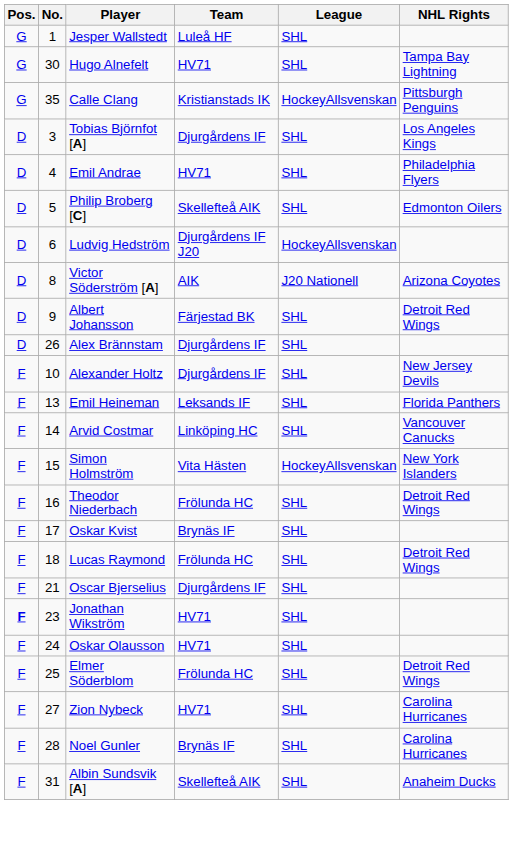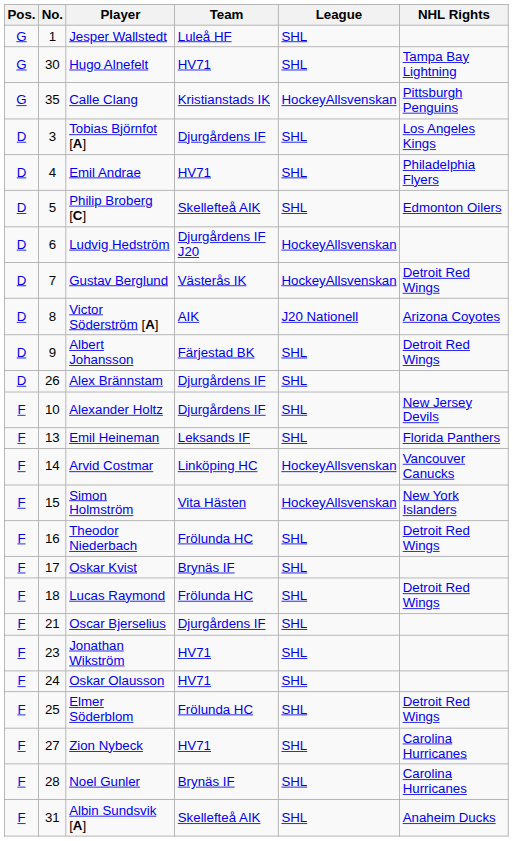+ row: (119, 280)
(294, 430) SHL -> (339, 466) HockeyAllsvenskan
(21, 616) bold -> (21, 652) normal
